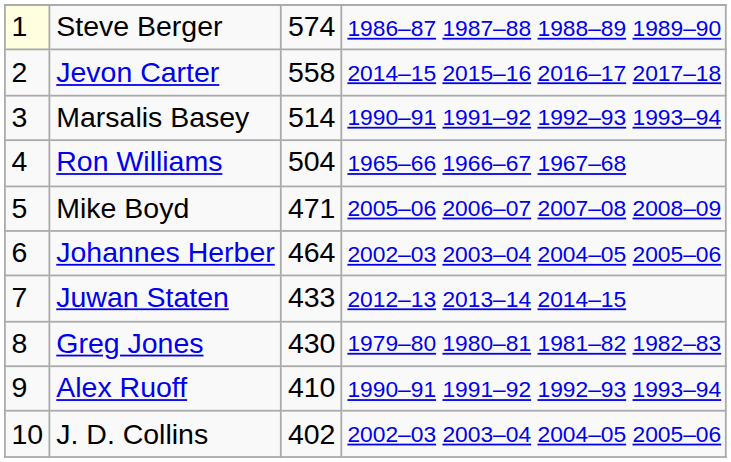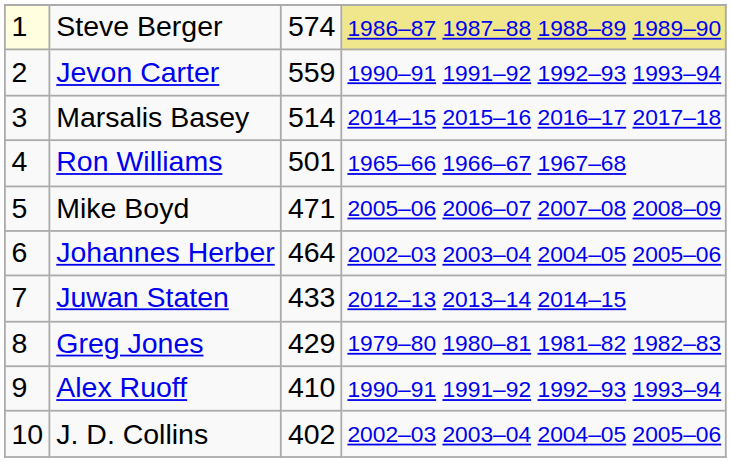(534, 27) no background -> (534, 27) khaki background
(312, 72) 558 -> (312, 72) 559
(534, 73) 2014–15 2015–16 2016–17 2017–18 -> (534, 73) 1990–91 1991–92 1992–93 1993–94
(534, 118) 1990–91 1991–92 1992–93 1993–94 -> (534, 118) 2014–15 2015–16 2016–17 2017–18
(312, 162) 504 -> (312, 162) 501
(312, 343) 430 -> (312, 343) 429
